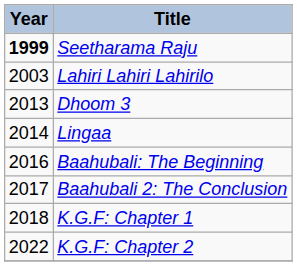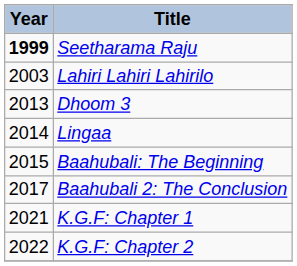(29, 161) 2016 -> (29, 161) 2015
(29, 218) 2018 -> (29, 218) 2021
